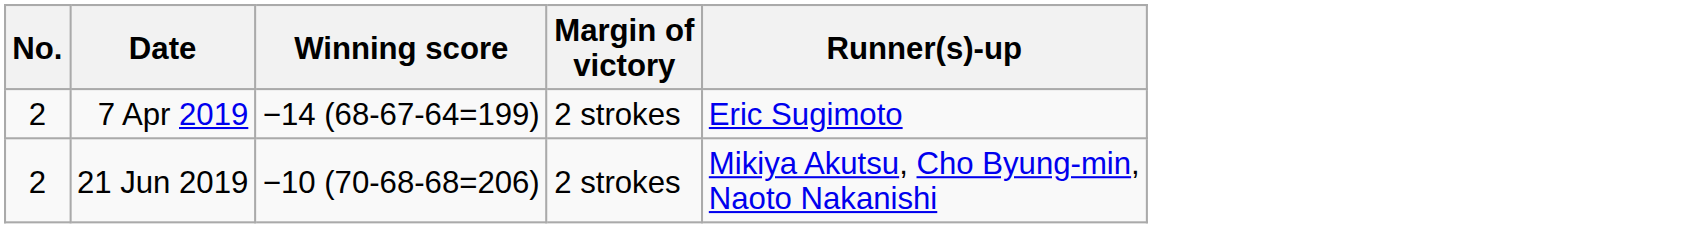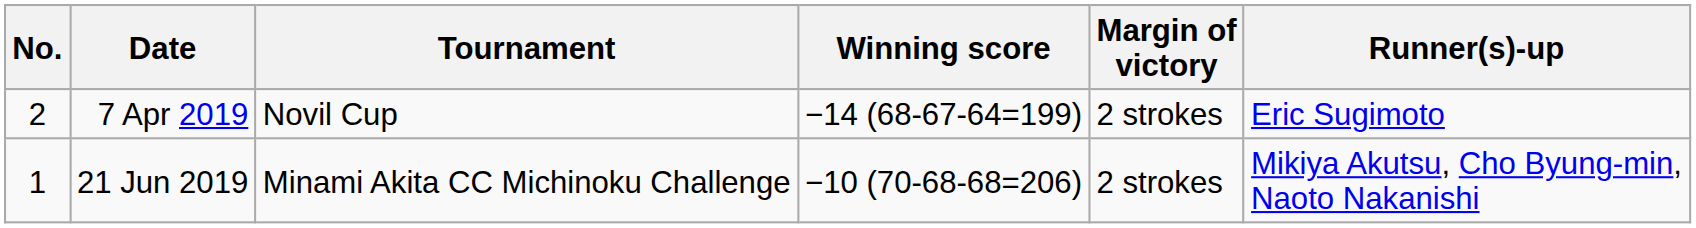+ column: (527, 47)
(37, 181) 2 -> (37, 181) 1
